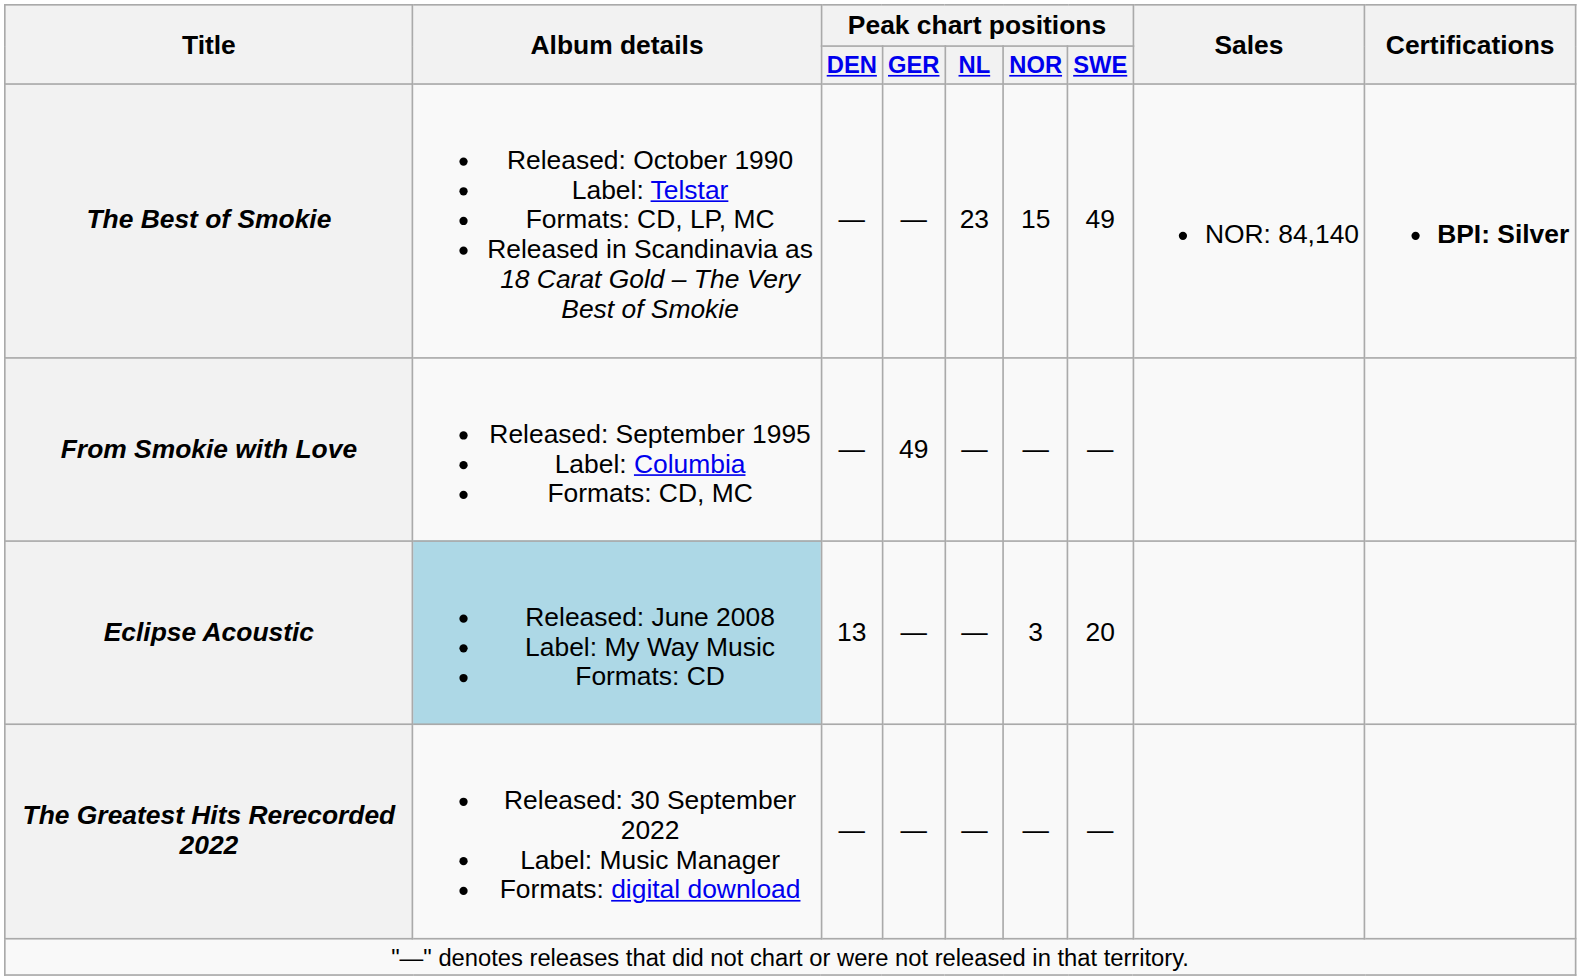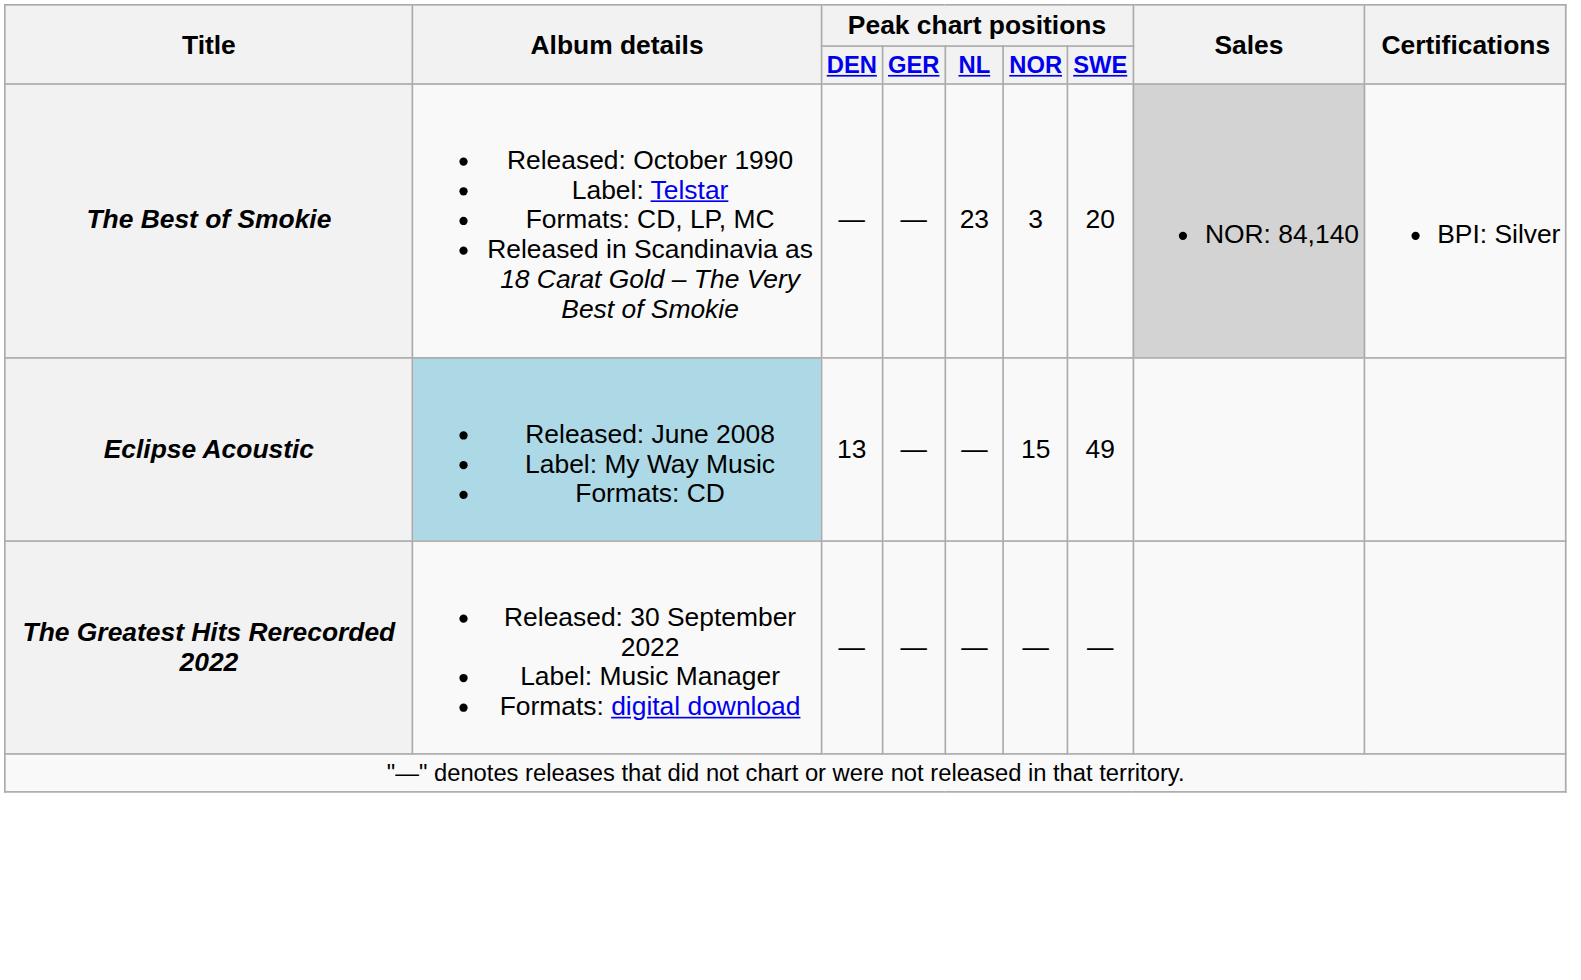(1036, 220) 15 -> (1036, 220) 3
(1100, 220) 49 -> (1100, 220) 20
(1249, 236) no background -> (1249, 236) lightgrey background
(1470, 236) bold -> (1466, 236) normal
- row: (209, 448)
(1036, 632) 3 -> (1036, 448) 15
(1100, 632) 20 -> (1100, 448) 49
